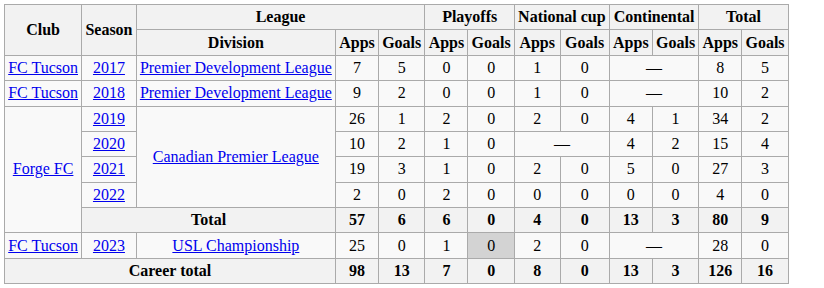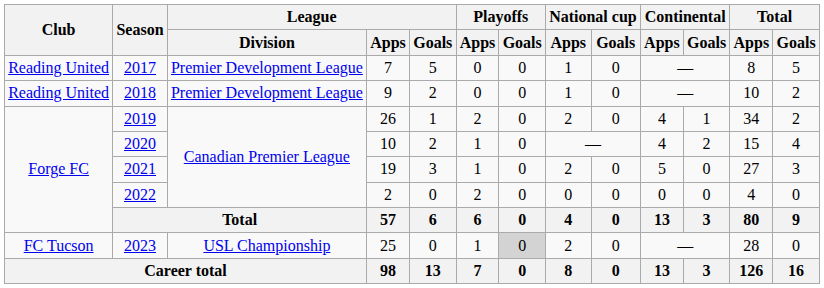(43, 67) FC Tucson -> (59, 67) Reading United
(43, 93) FC Tucson -> (59, 93) Reading United
